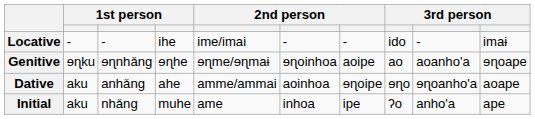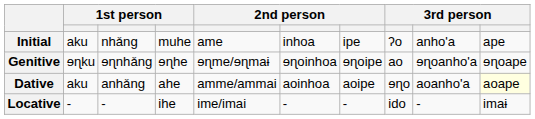rows swapped: (34, 104) <-> (34, 41)
(359, 62) aoipe -> (362, 62) ɘɳoipe
(443, 62) aoanho'a -> (447, 62) ɘɳoanho'a
(362, 83) ɘɳoipe -> (359, 83) aoipe
(447, 83) ɘɳoanho'a -> (443, 83) aoanho'a
(501, 83) no background -> (501, 83) lightyellow background
